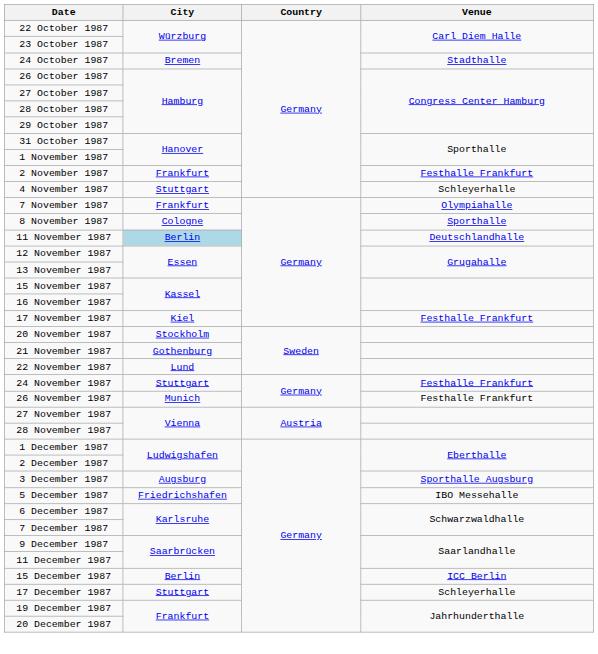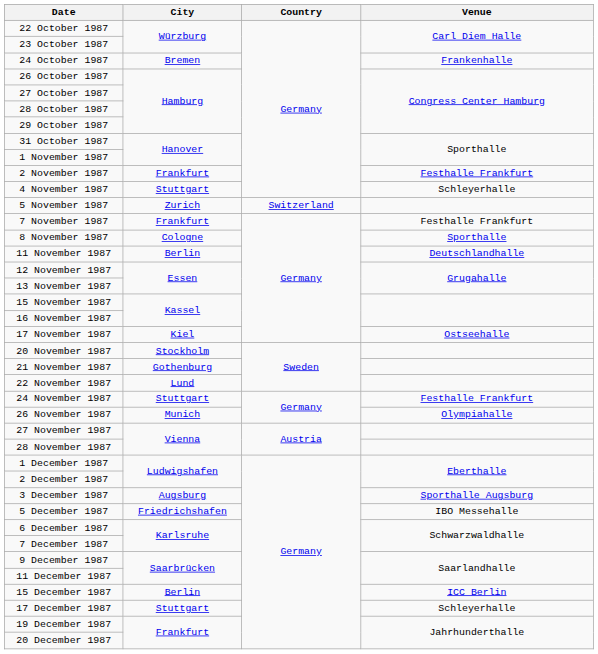(477, 61) Stadthalle -> (477, 61) Frankenhalle
+ row: (64, 206)
(477, 206) Olympiahalle -> (477, 222) Festhalle Frankfurt
(182, 238) lightblue background -> (182, 254) no background
(477, 318) Festhalle Frankfurt -> (477, 334) Ostseehalle
(477, 399) Festhalle Frankfurt -> (477, 415) Olympiahalle
